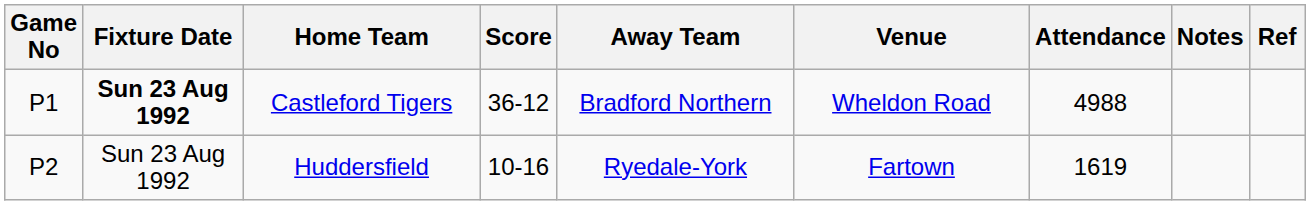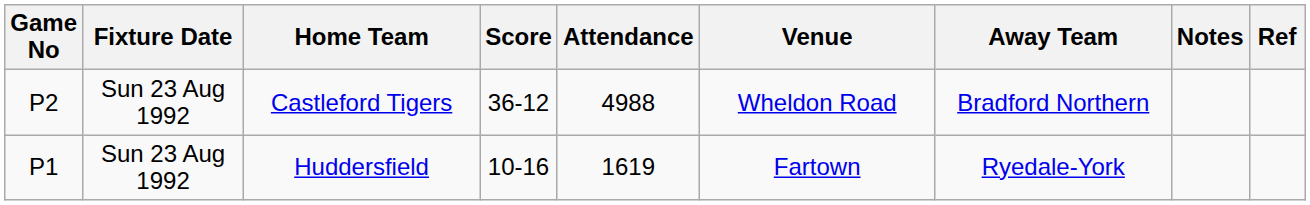columns swapped: (675, 37) <-> (1100, 37)
(44, 102) P1 -> (44, 102) P2
(163, 102) bold -> (163, 102) normal
(44, 167) P2 -> (44, 167) P1
